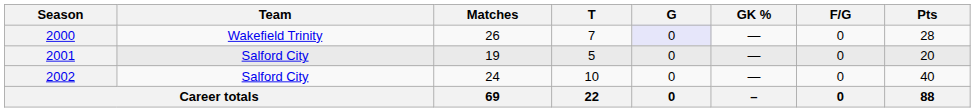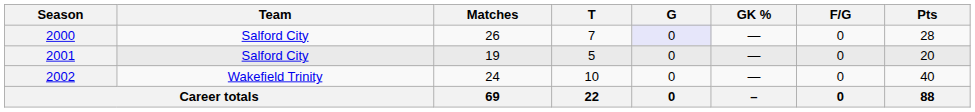(275, 36) Wakefield Trinity -> (275, 36) Salford City
(275, 77) Salford City -> (275, 77) Wakefield Trinity
